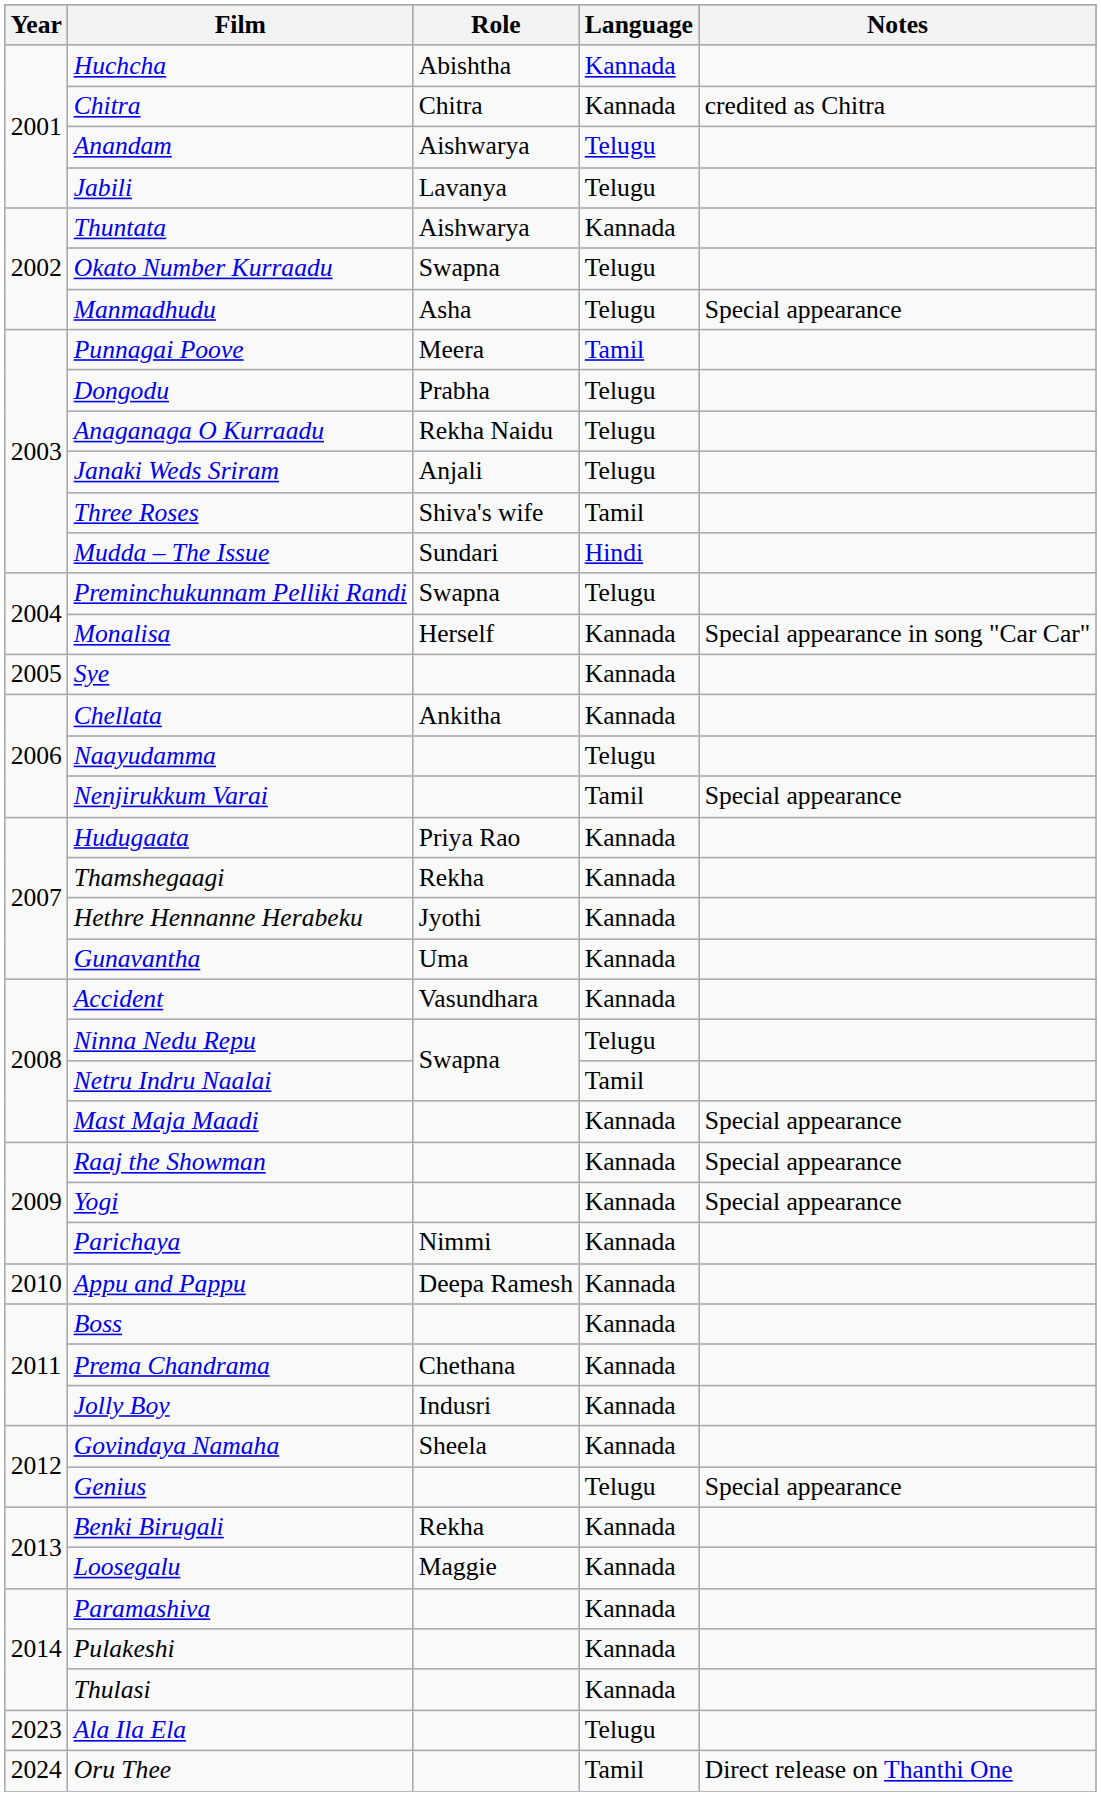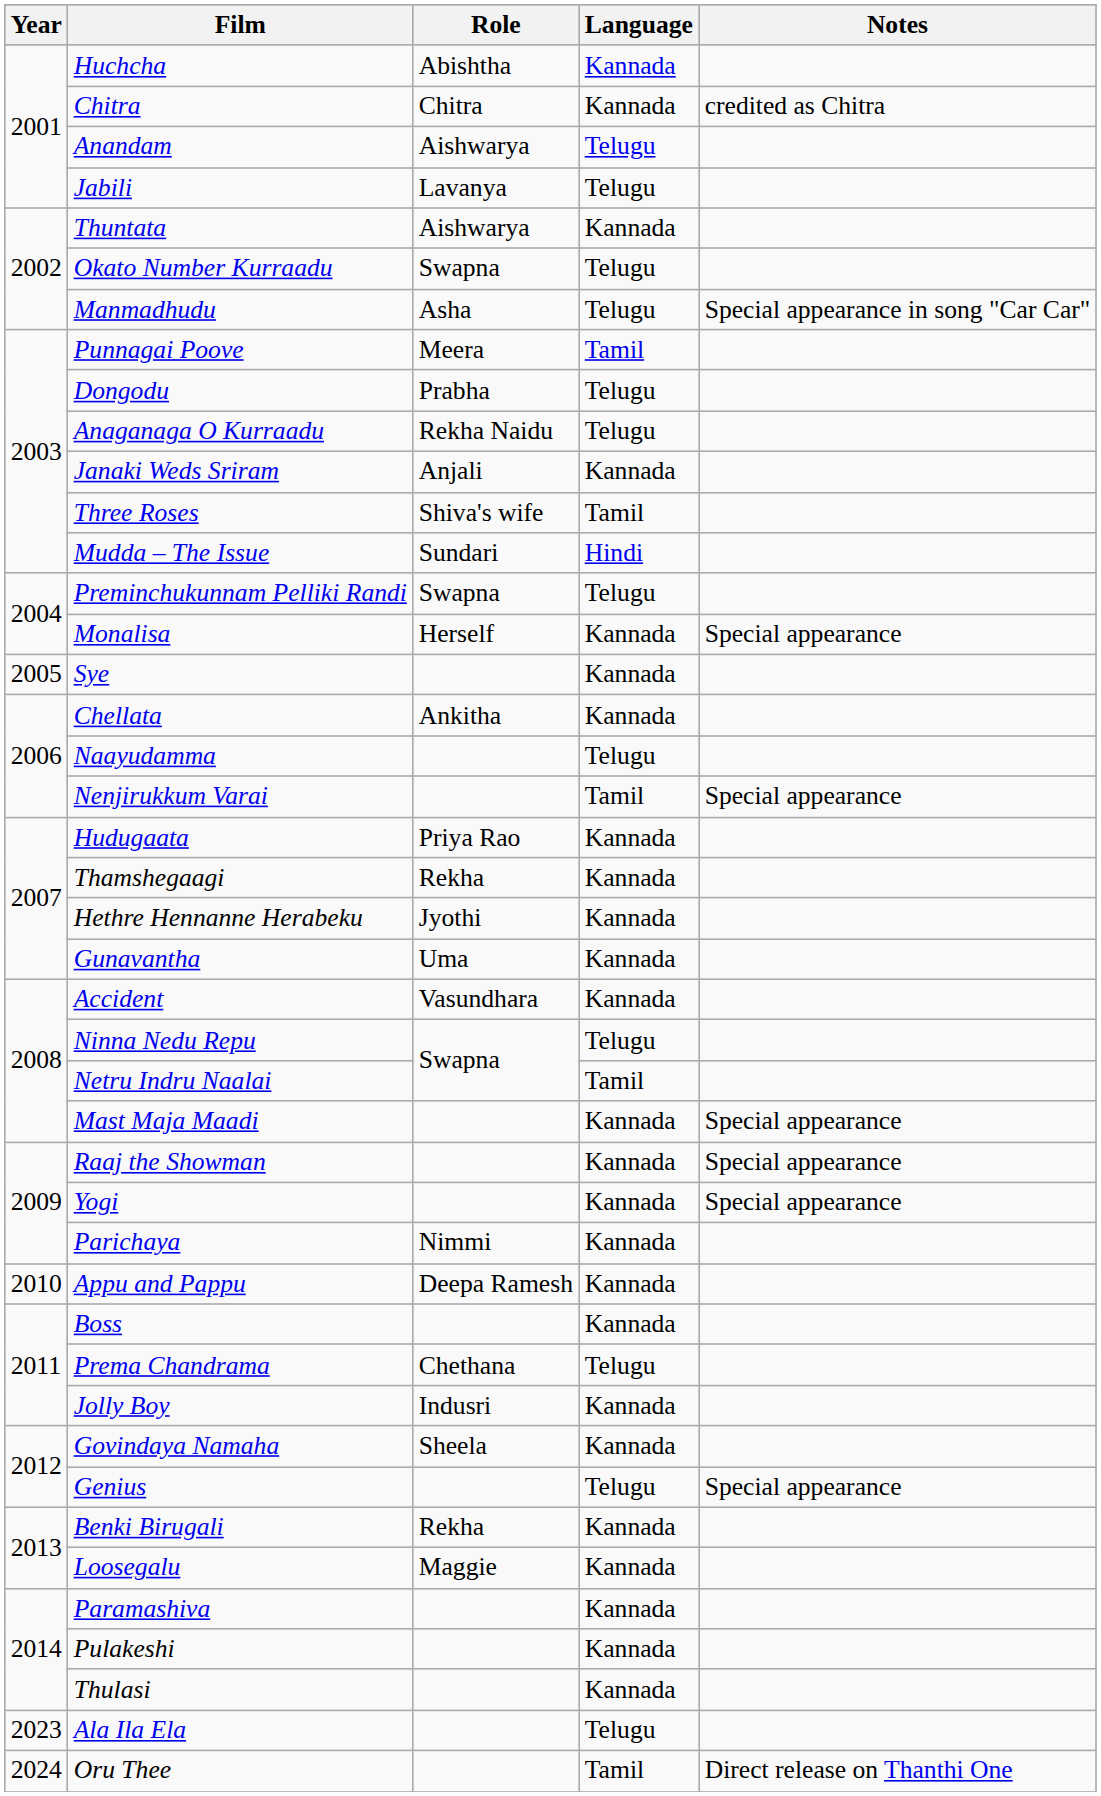(803, 308) Special appearance -> (897, 308) Special appearance in song "Car Car"
(620, 471) Telugu -> (630, 471) Kannada
(897, 633) Special appearance in song "Car Car" -> (803, 633) Special appearance
(630, 1364) Kannada -> (620, 1364) Telugu
